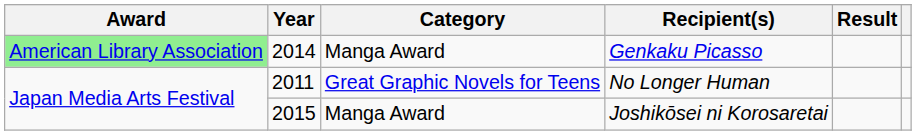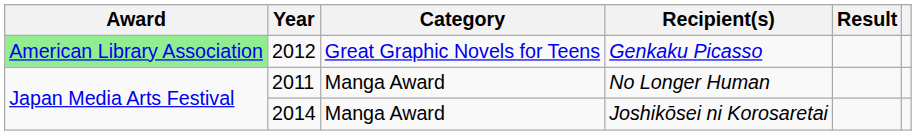(294, 51) 2014 -> (294, 51) 2012
(385, 51) Manga Award -> (462, 51) Great Graphic Novels for Teens
(462, 82) Great Graphic Novels for Teens -> (385, 82) Manga Award
(294, 113) 2015 -> (294, 113) 2014
